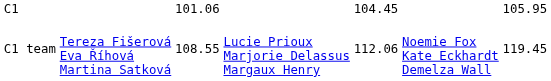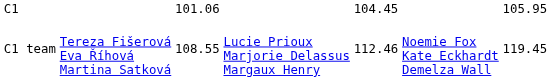(376, 48) 112.06 -> (376, 48) 112.46
